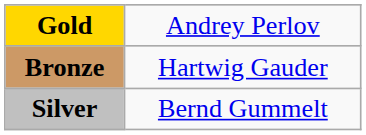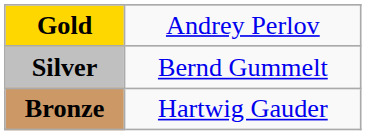rows swapped: (65, 108) <-> (65, 66)
